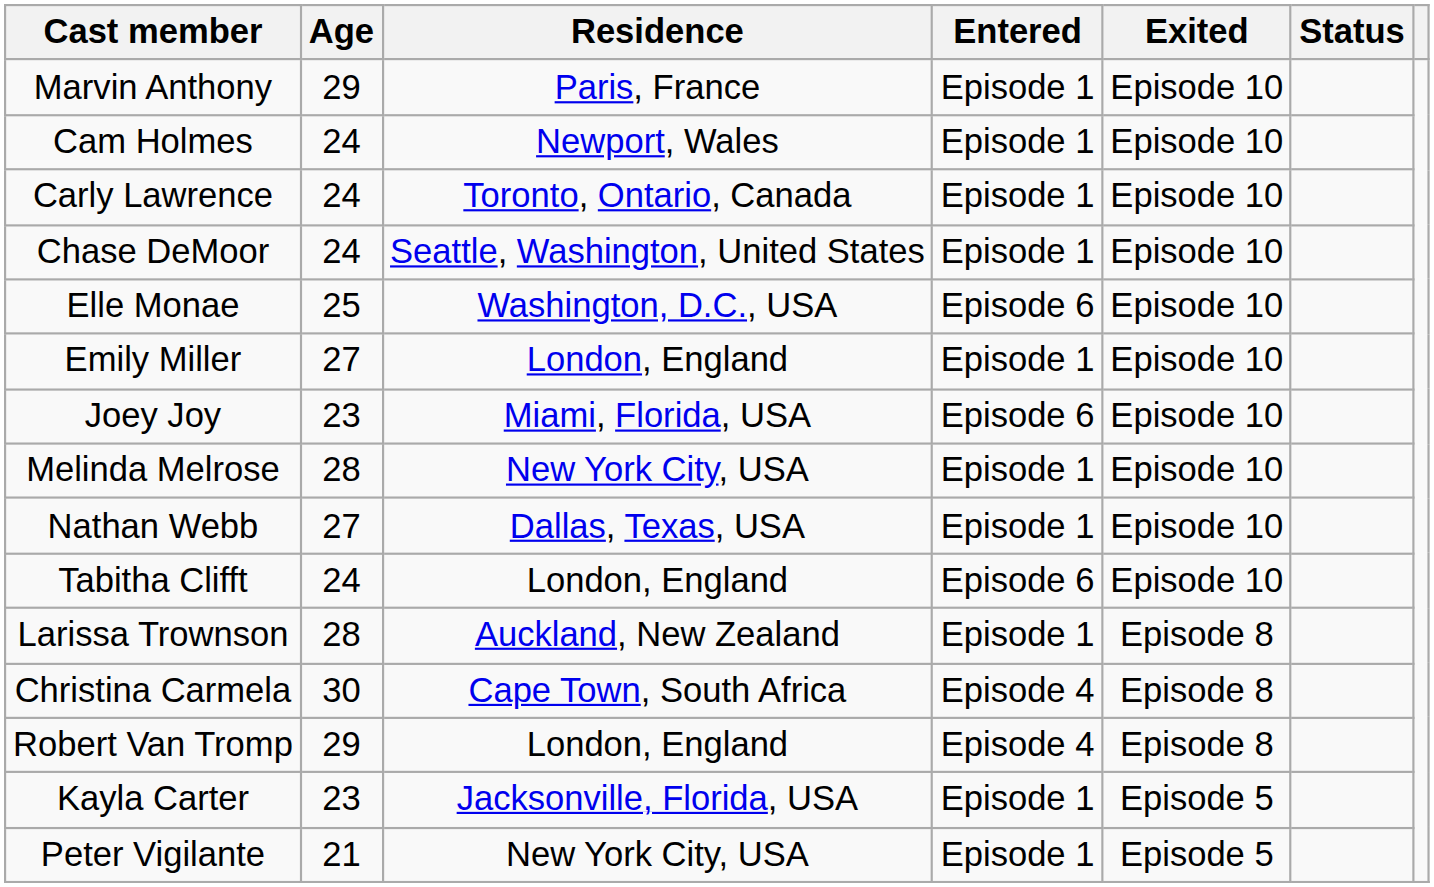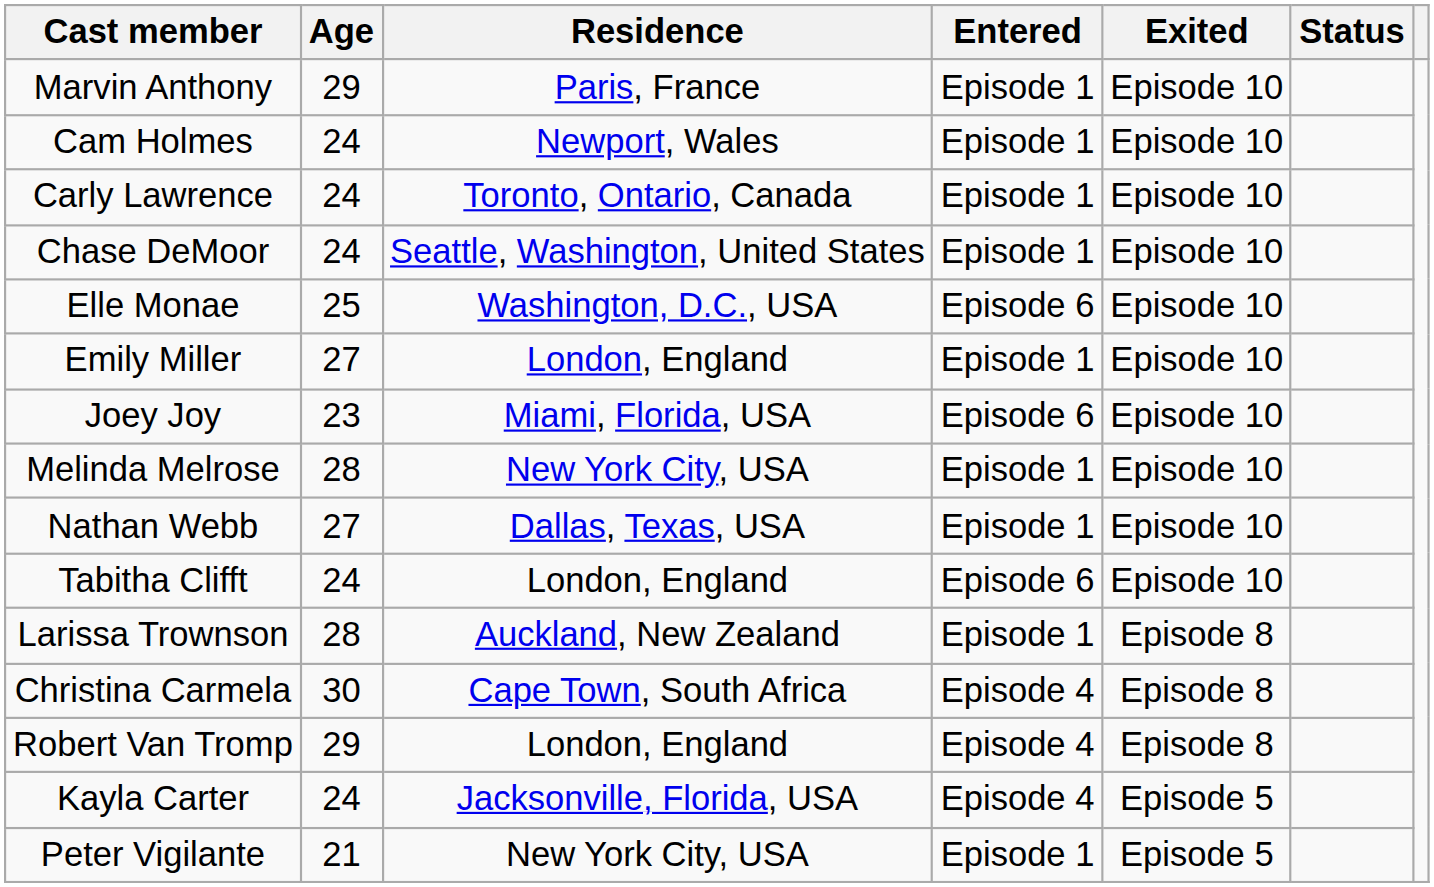(341, 799) 23 -> (341, 799) 24
(1018, 799) Episode 1 -> (1018, 799) Episode 4
